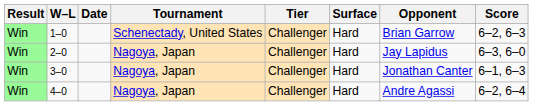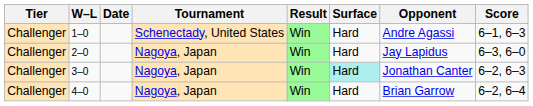columns swapped: (26, 14) <-> (297, 14)
(418, 33) Brian Garrow -> (418, 33) Andre Agassi
(502, 33) 6–2, 6–3 -> (502, 33) 6–1, 6–3
(346, 71) no background -> (346, 71) paleturquoise background
(502, 71) 6–1, 6–3 -> (502, 71) 6–2, 6–3
(418, 91) Andre Agassi -> (418, 91) Brian Garrow
